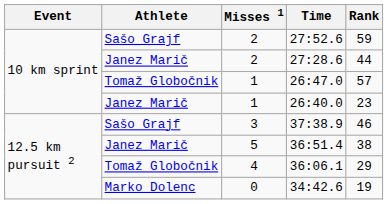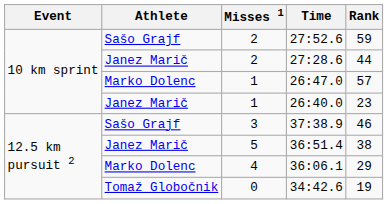(161, 82) Tomaž Globočnik -> (150, 82) Marko Dolenc
(161, 167) Tomaž Globočnik -> (150, 167) Marko Dolenc
(150, 188) Marko Dolenc -> (161, 188) Tomaž Globočnik
